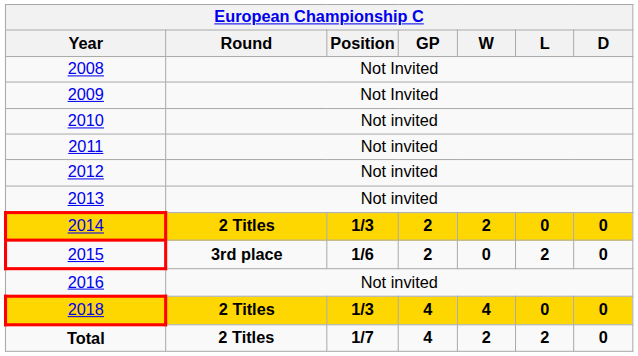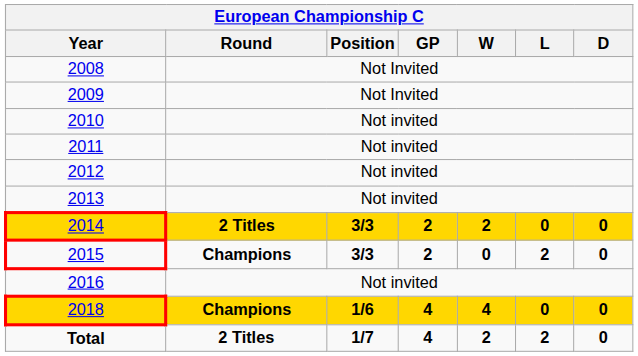(363, 226) 1/3 -> (363, 226) 3/3
(247, 254) 3rd place -> (247, 254) Champions
(363, 254) 1/6 -> (363, 254) 3/3
(247, 310) 2 Titles -> (247, 310) Champions
(363, 310) 1/3 -> (363, 310) 1/6
